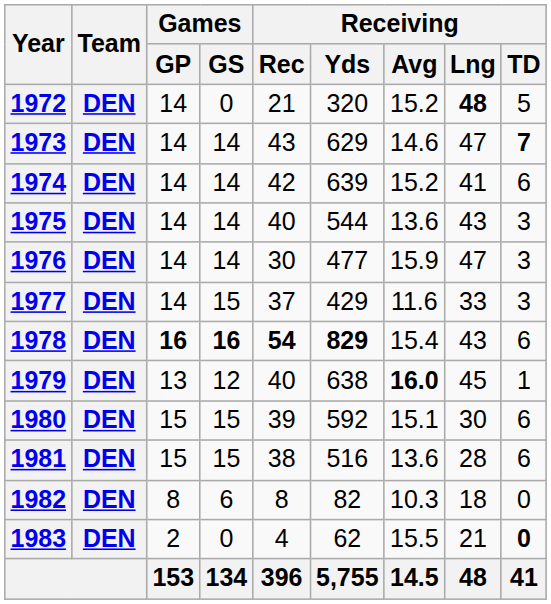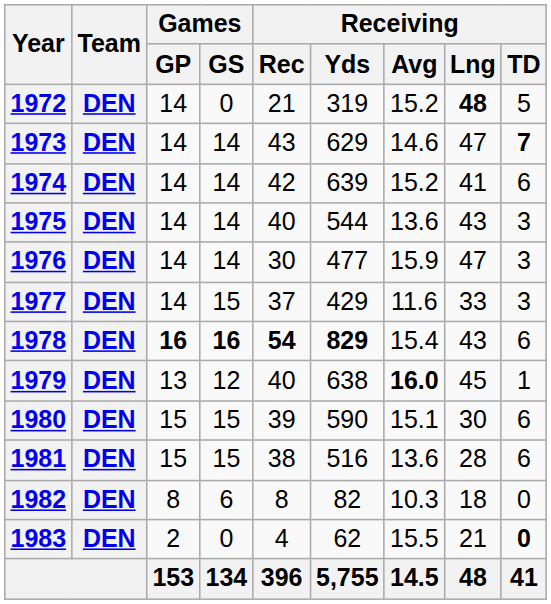(347, 103) 320 -> (347, 103) 319
(347, 420) 592 -> (347, 420) 590
